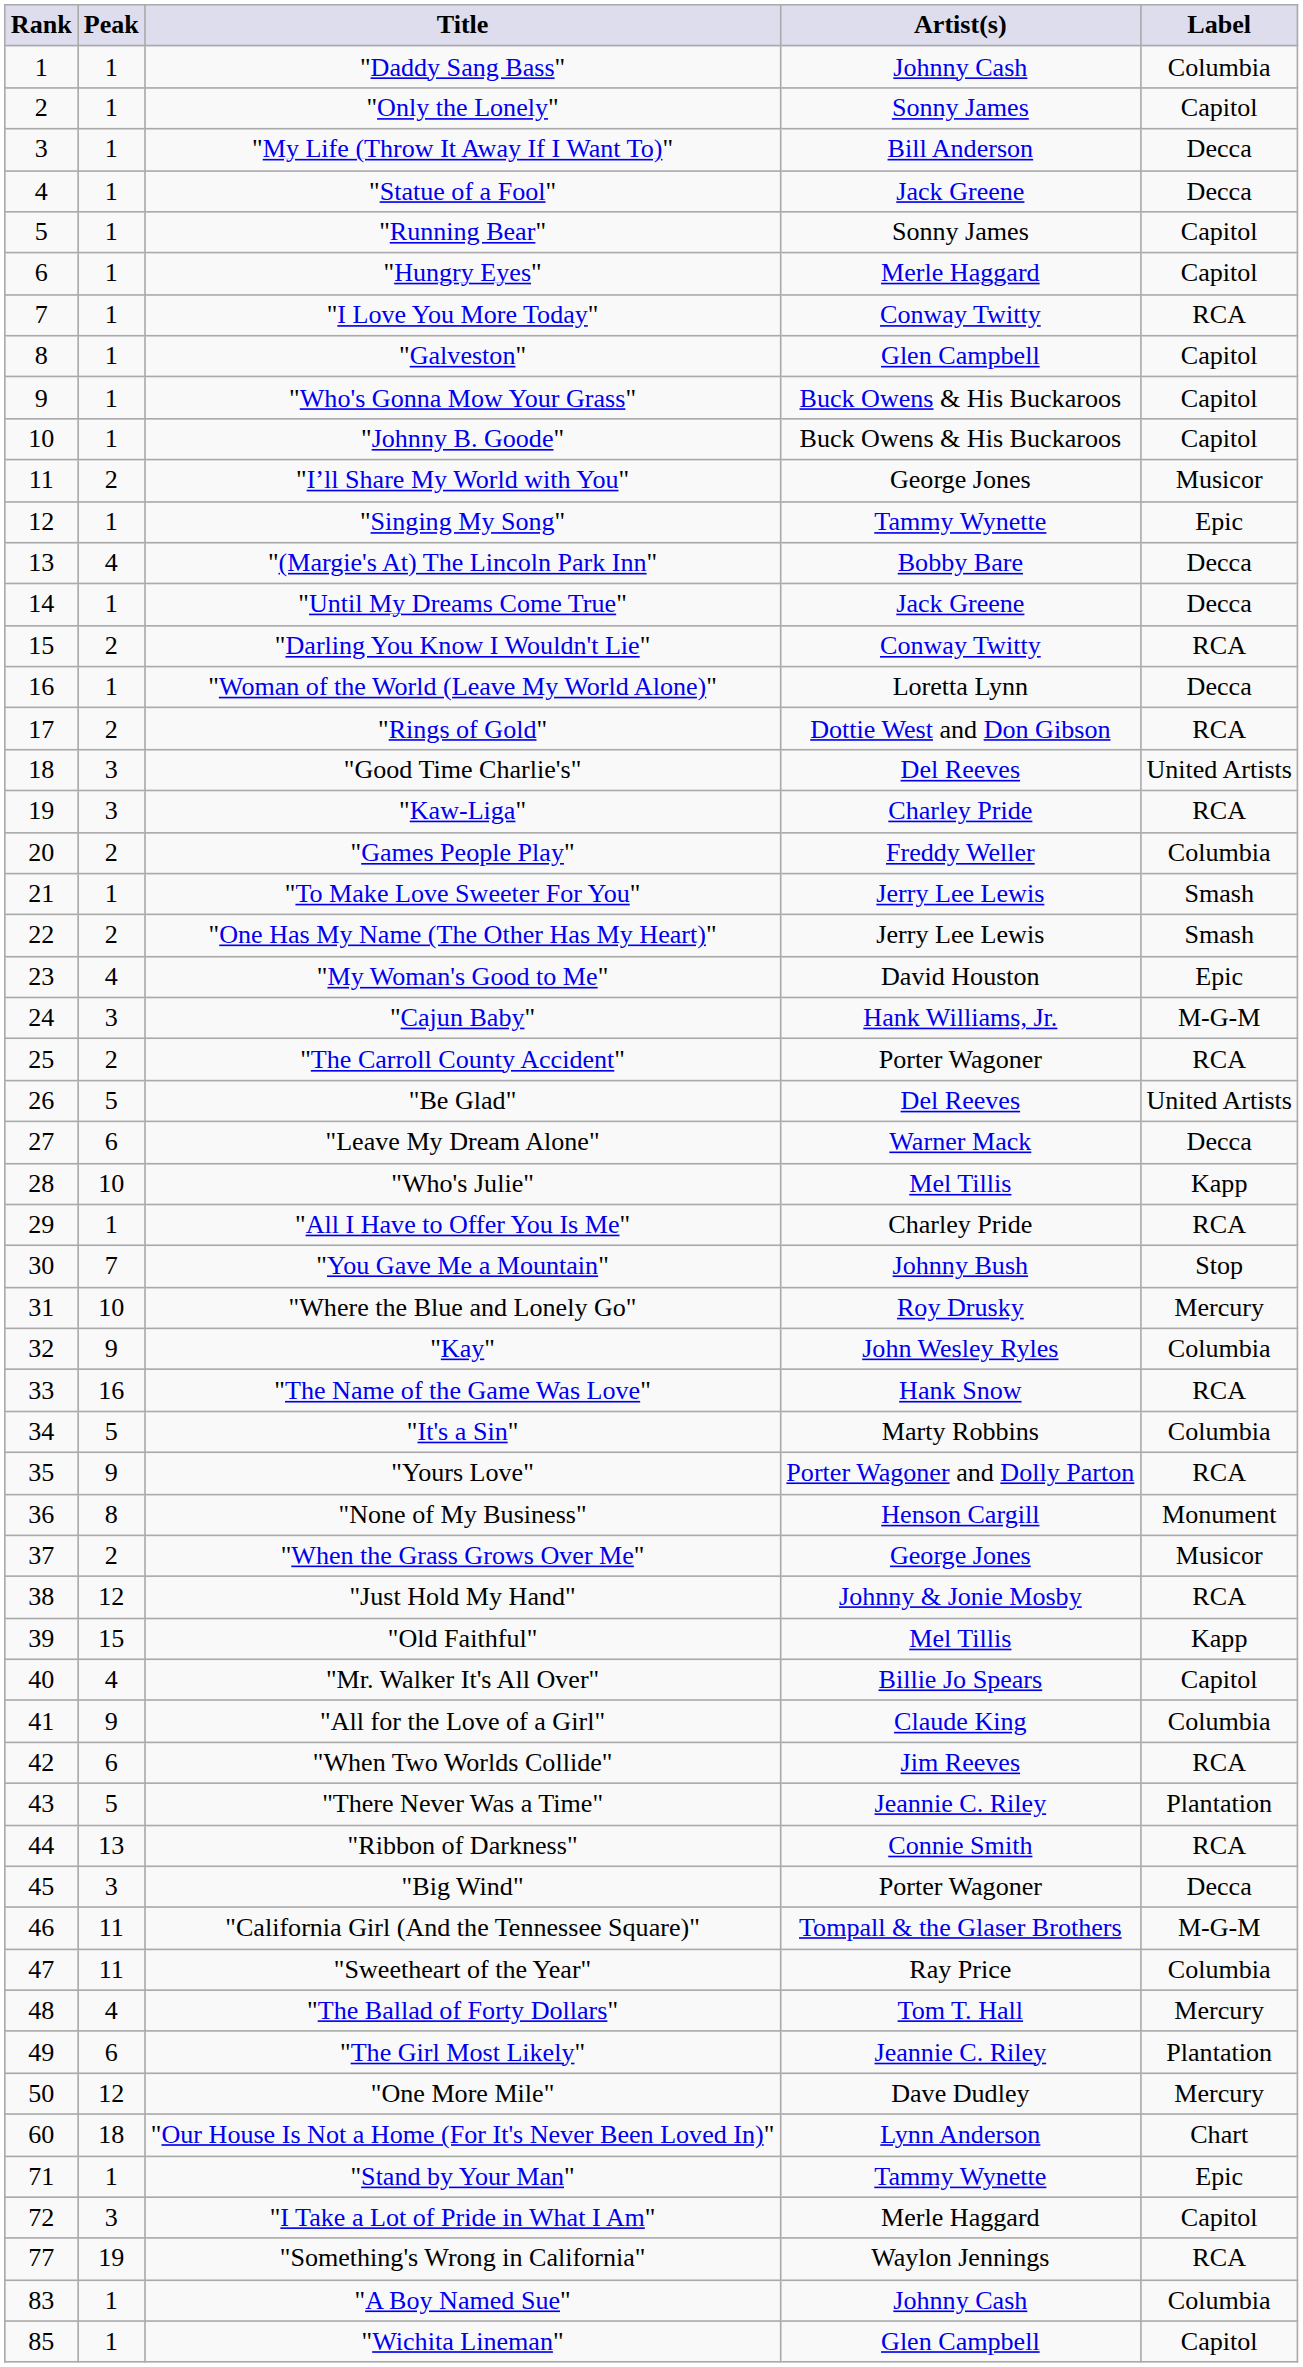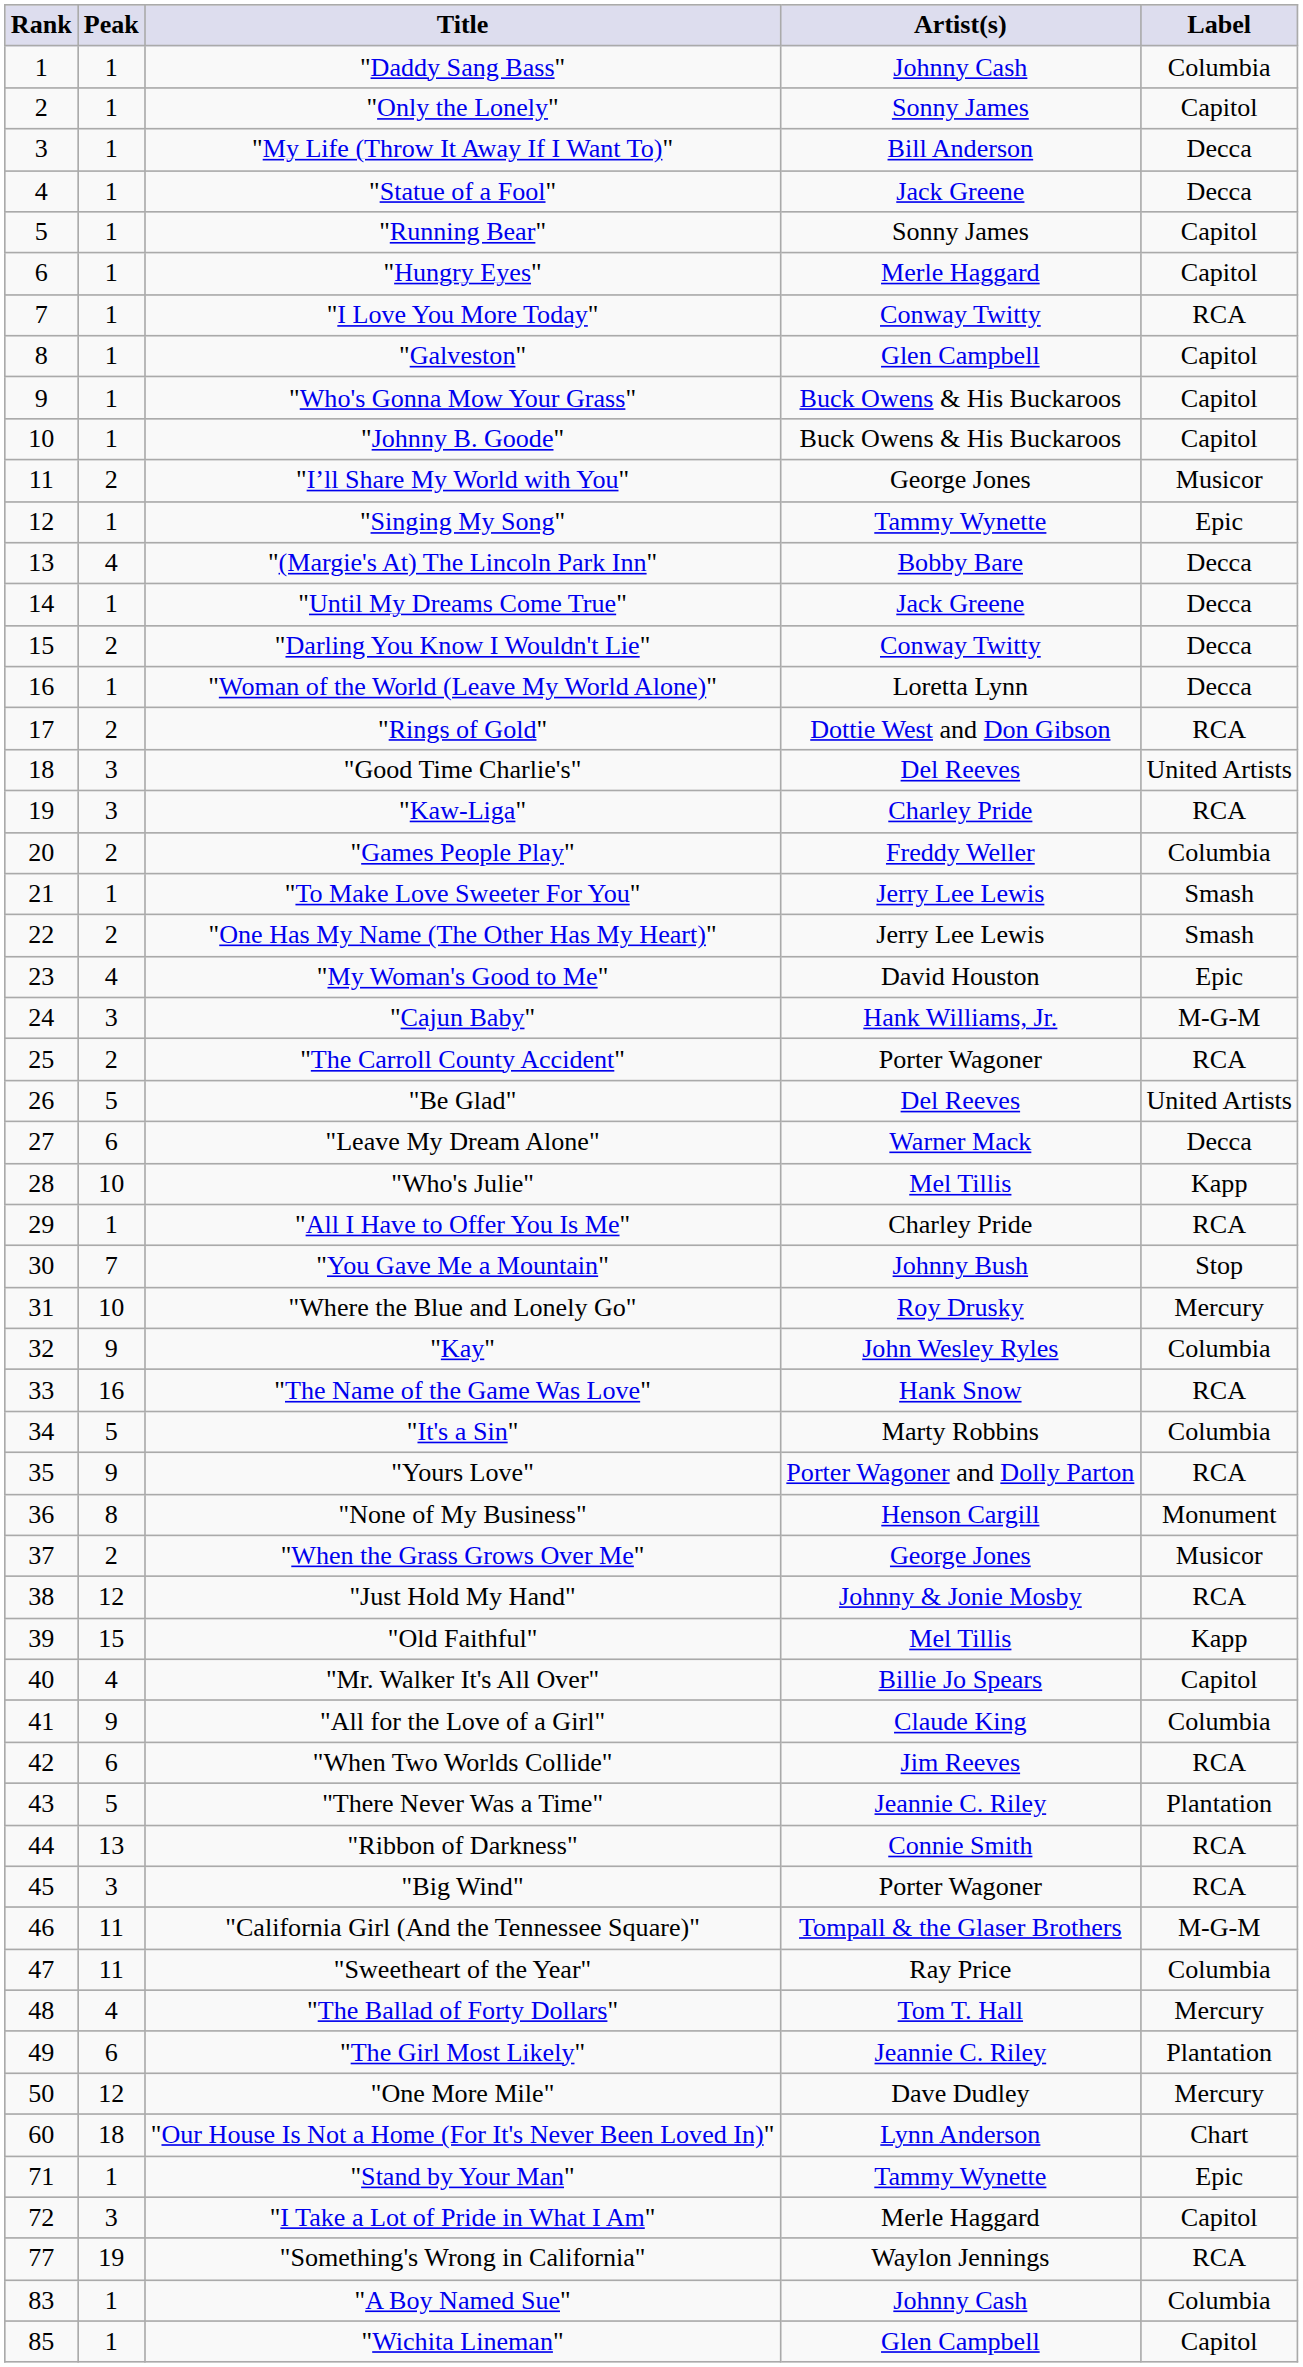(1219, 645) RCA -> (1219, 645) Decca
(1219, 1886) Decca -> (1219, 1886) RCA
